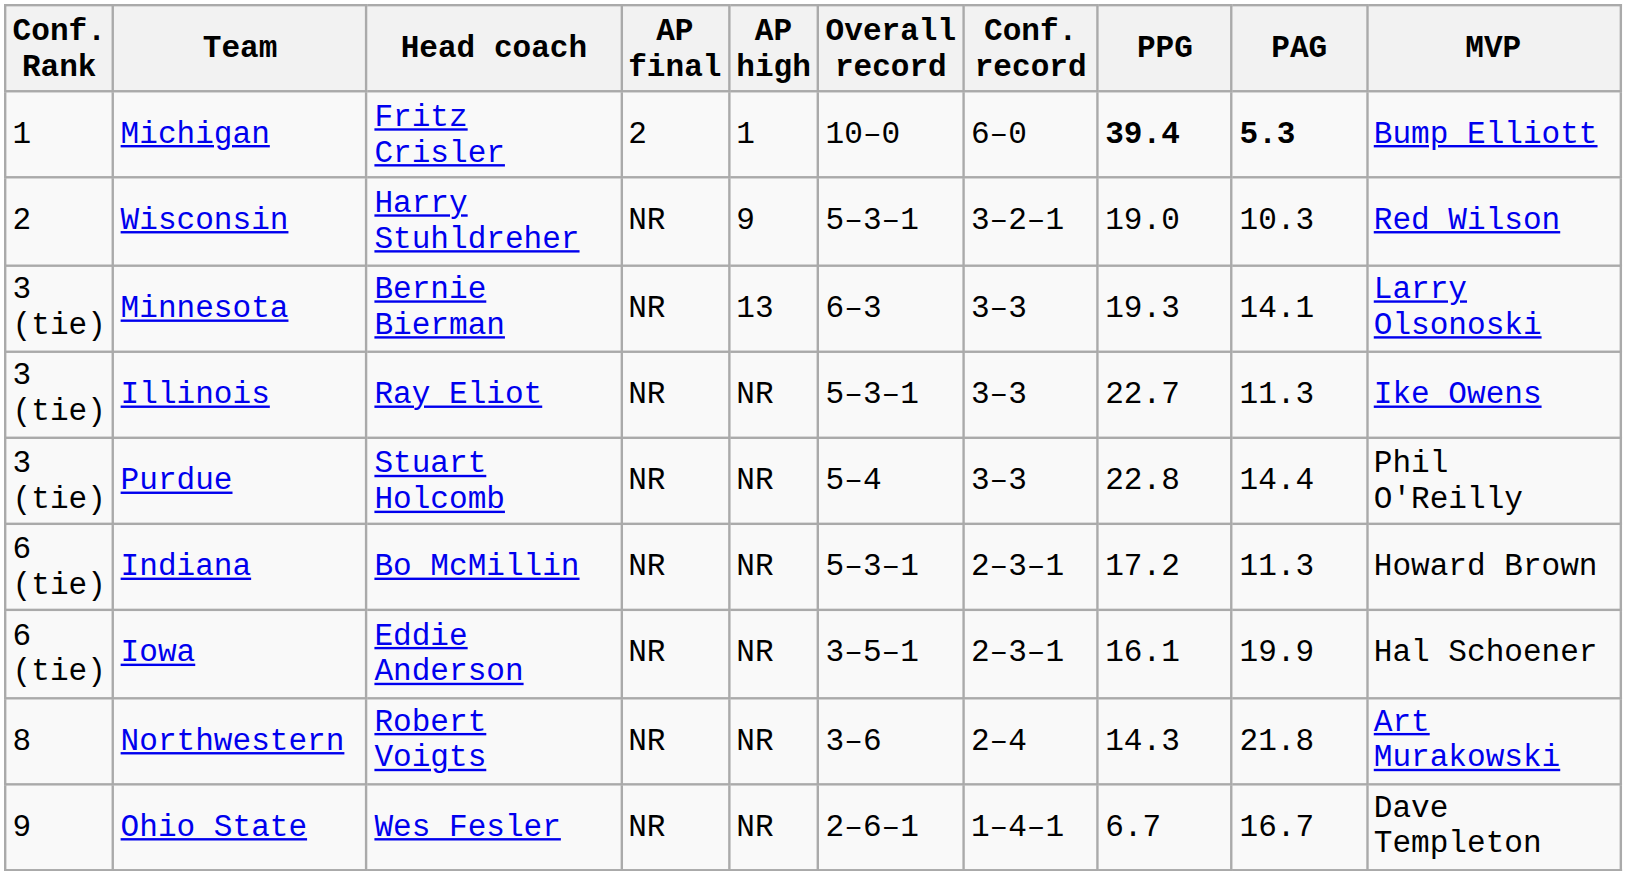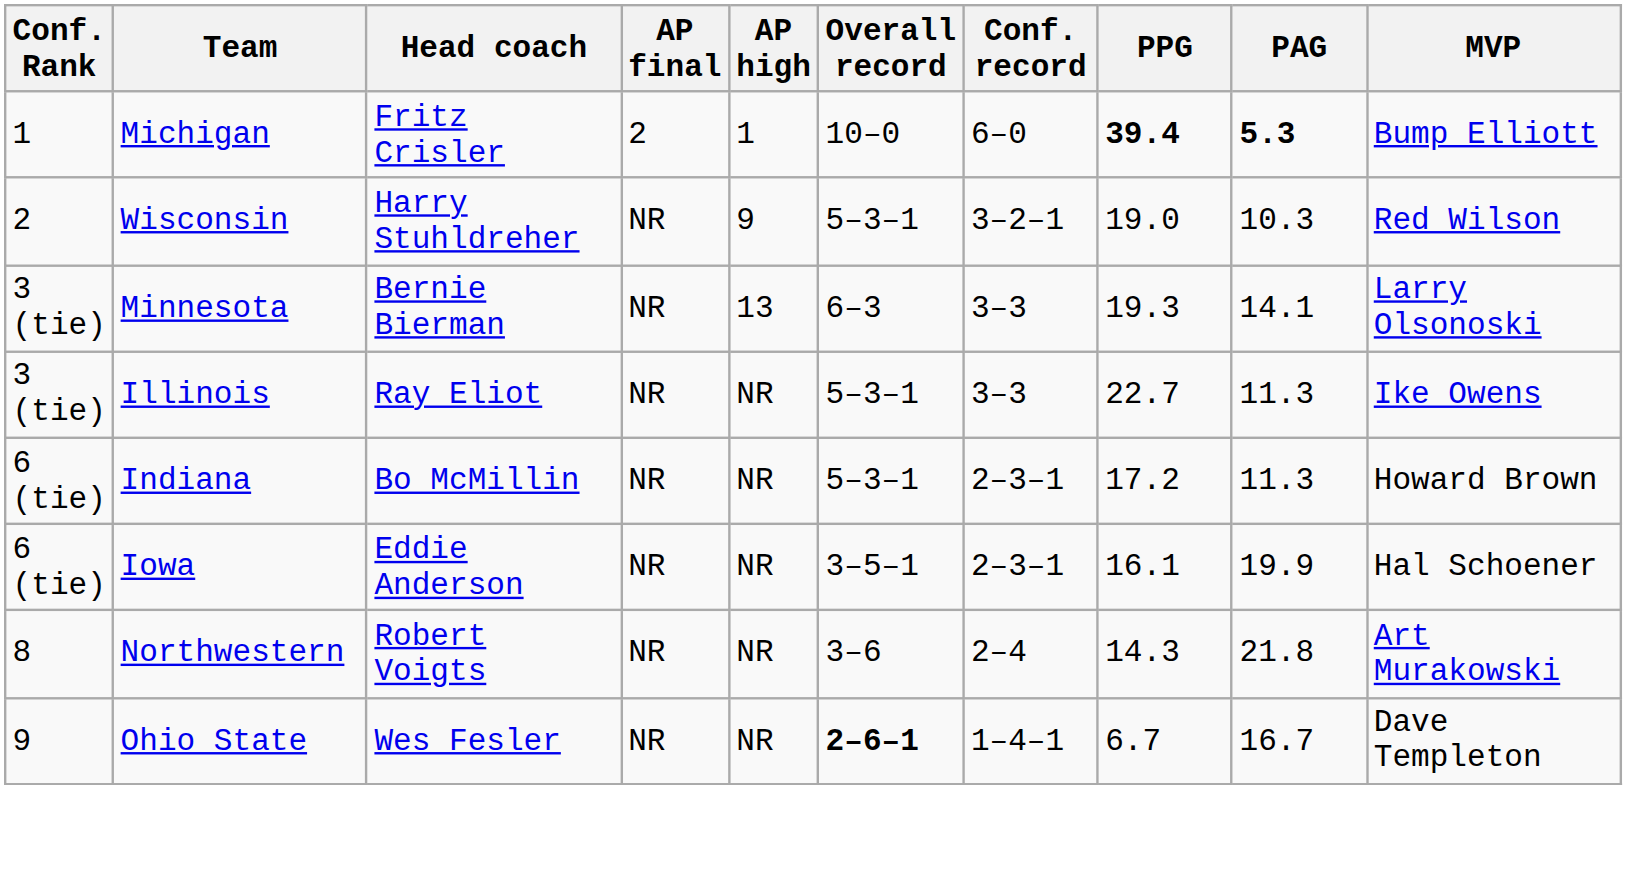- row: (177, 481)
(872, 827) normal -> (872, 740) bold
